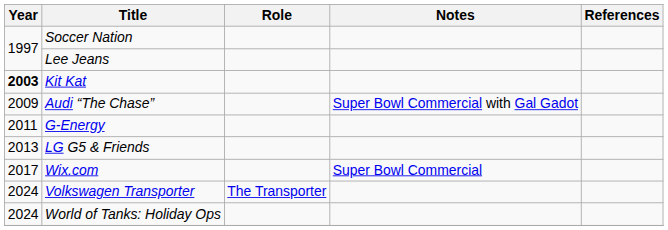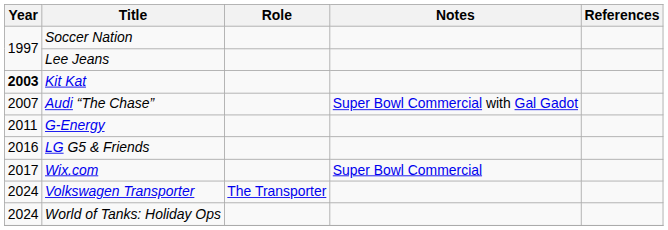(23, 103) 2009 -> (23, 103) 2007
(23, 147) 2013 -> (23, 147) 2016
